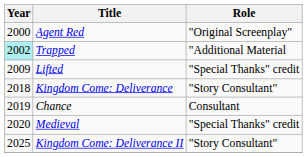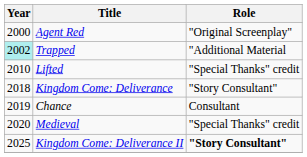(19, 69) 2009 -> (19, 69) 2010
(233, 143) normal -> (238, 143) bold
